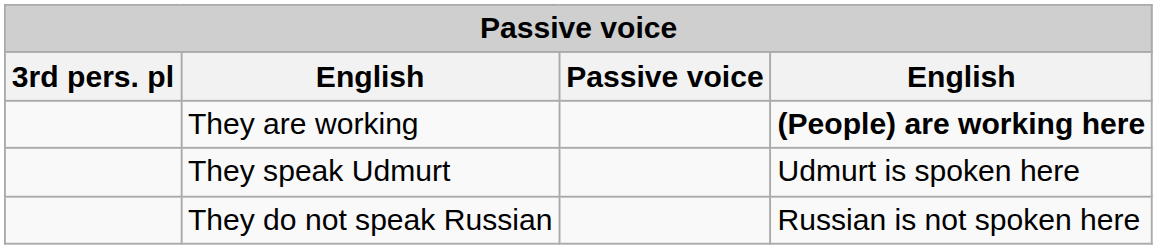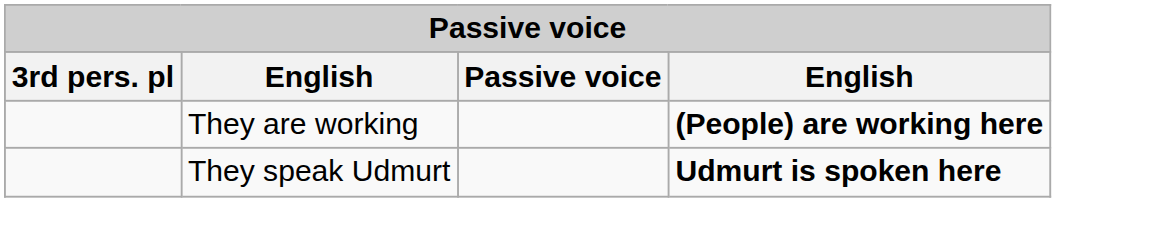(929, 171) normal -> (838, 171) bold
- row: (370, 219)
